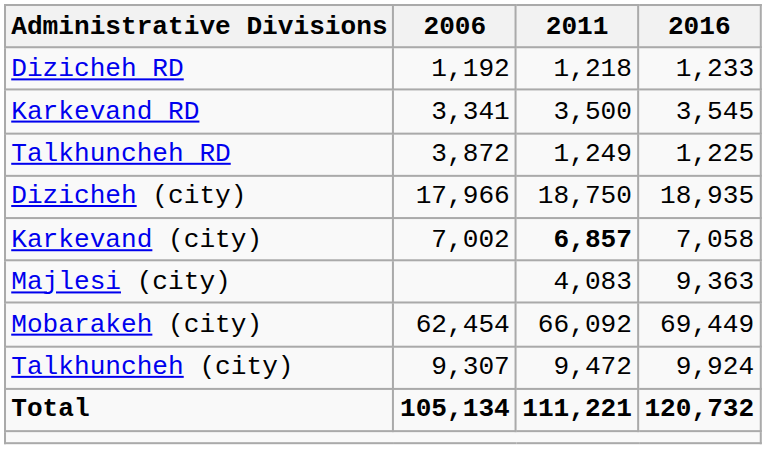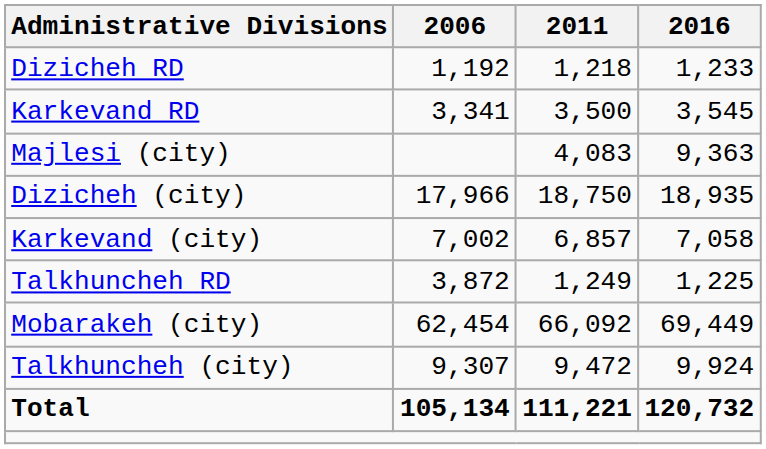rows swapped: (121, 154) <-> (121, 282)
(593, 239) bold -> (593, 239) normal
